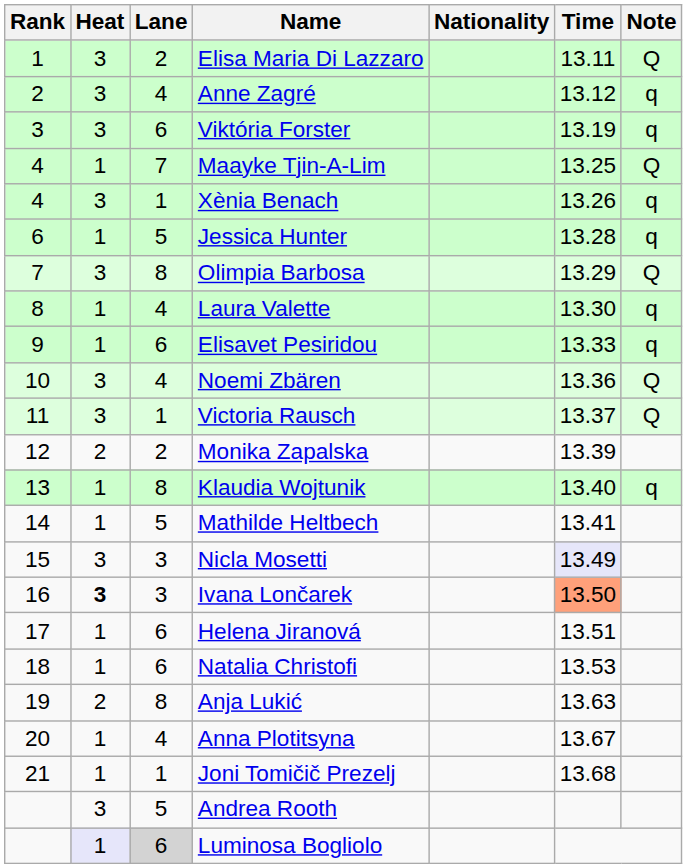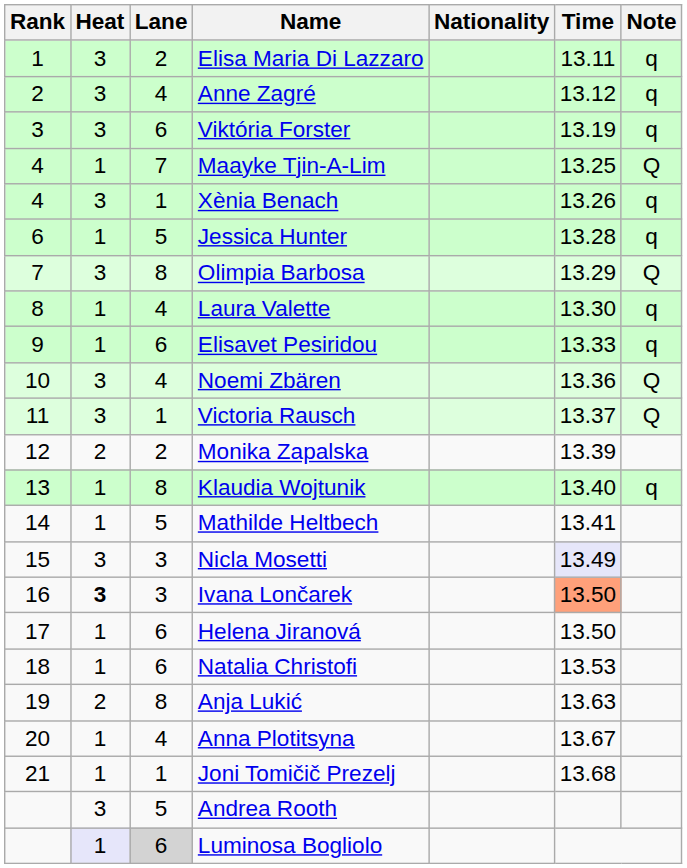(652, 58) Q -> (652, 58) q
(588, 630) 13.51 -> (588, 630) 13.50
